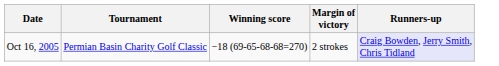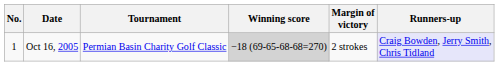+ column: (14, 18)
(260, 47) no background -> (279, 47) lightgrey background
